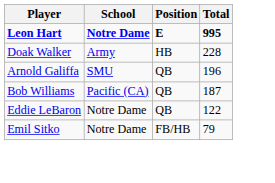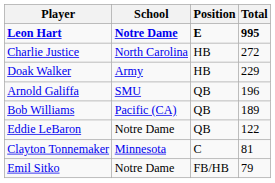+ row: (43, 52)
(212, 52) 228 -> (250, 71) 229
(212, 91) 187 -> (250, 110) 189
+ row: (58, 149)
